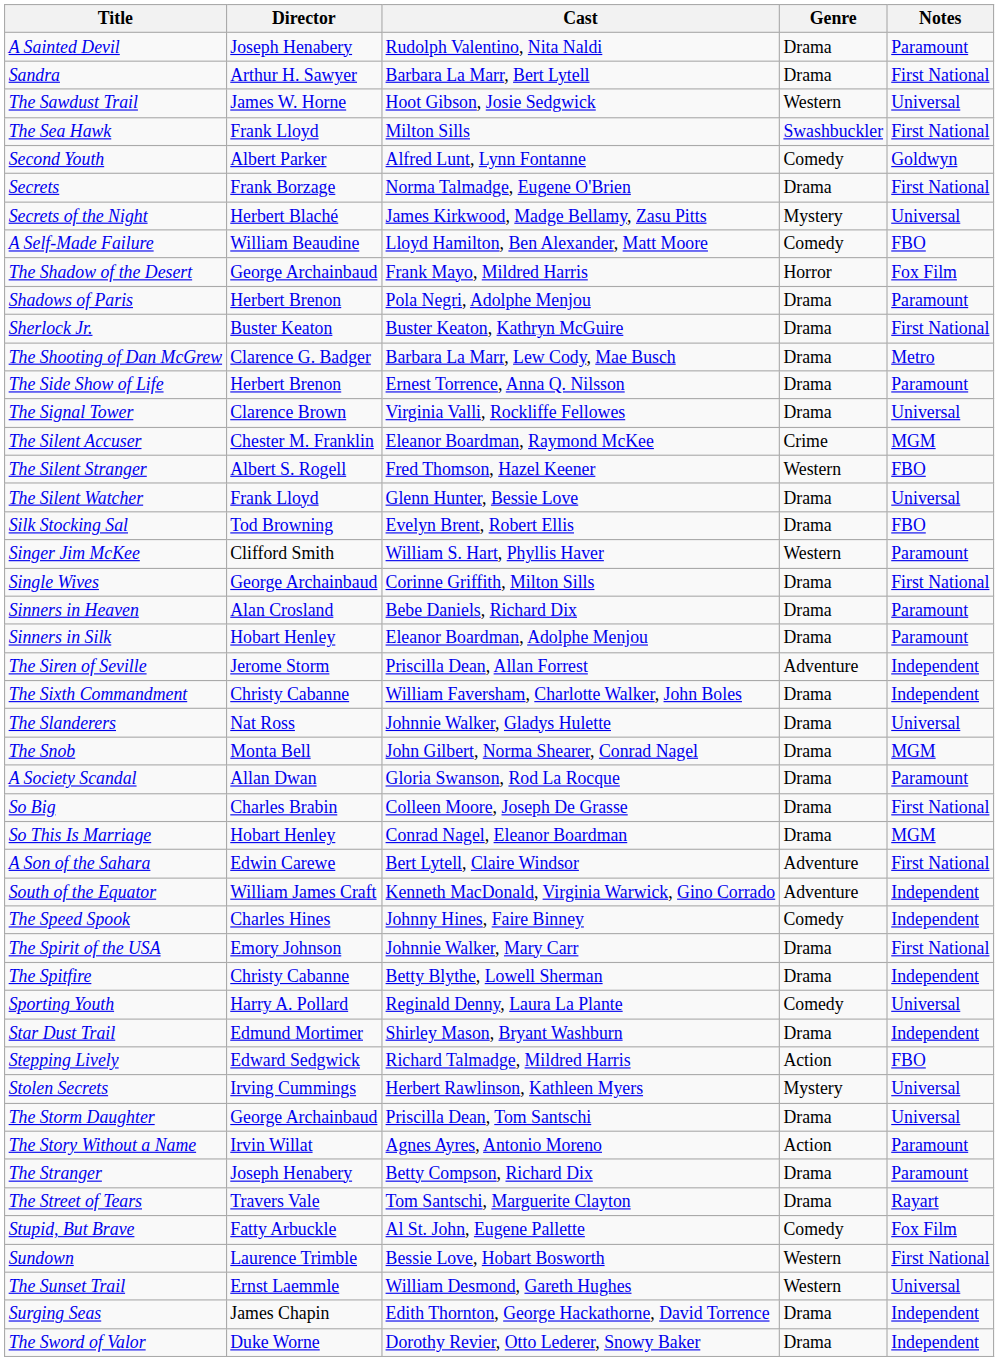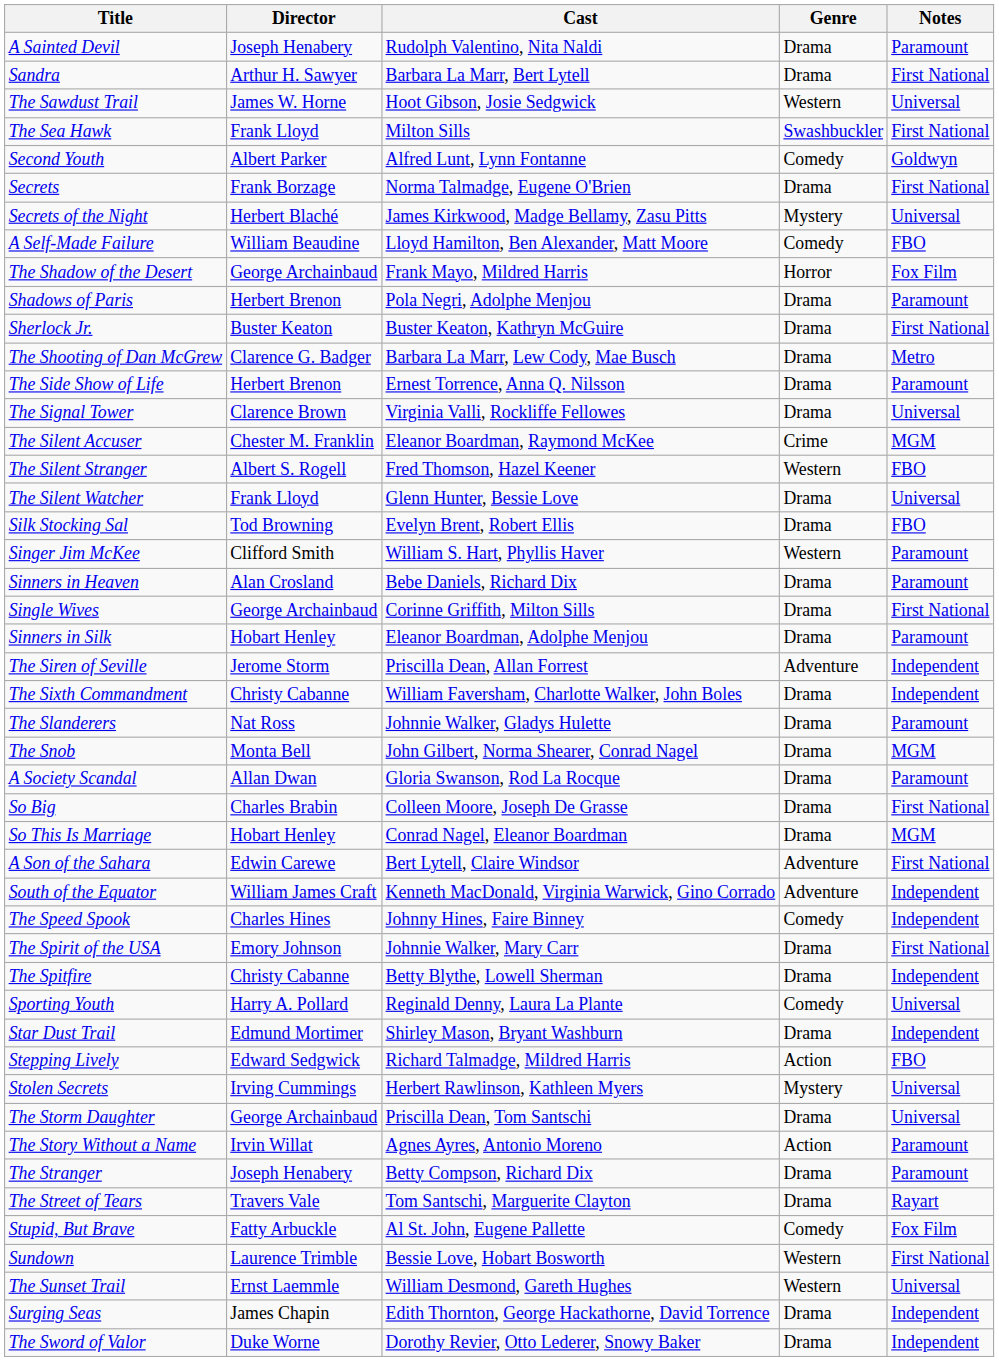rows swapped: (54, 581) <-> (74, 610)
(926, 722) Universal -> (930, 722) Paramount
